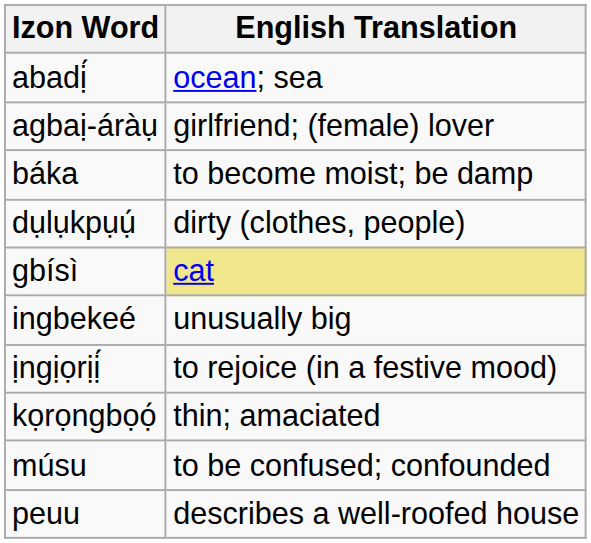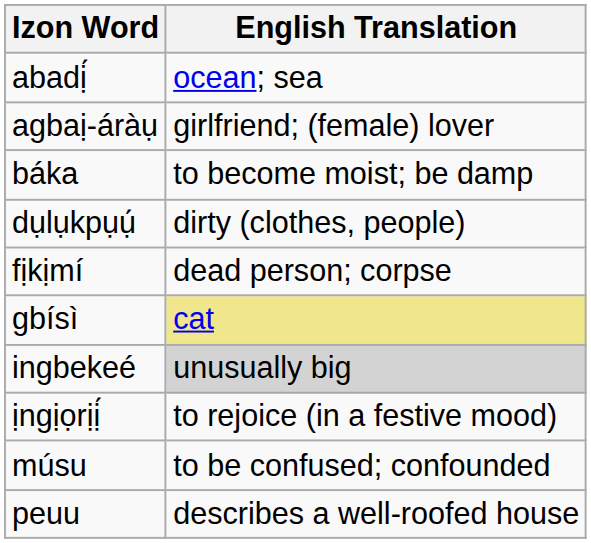+ row: (48, 271)
(262, 319) no background -> (262, 367) lightgrey background
- row: (84, 416)
